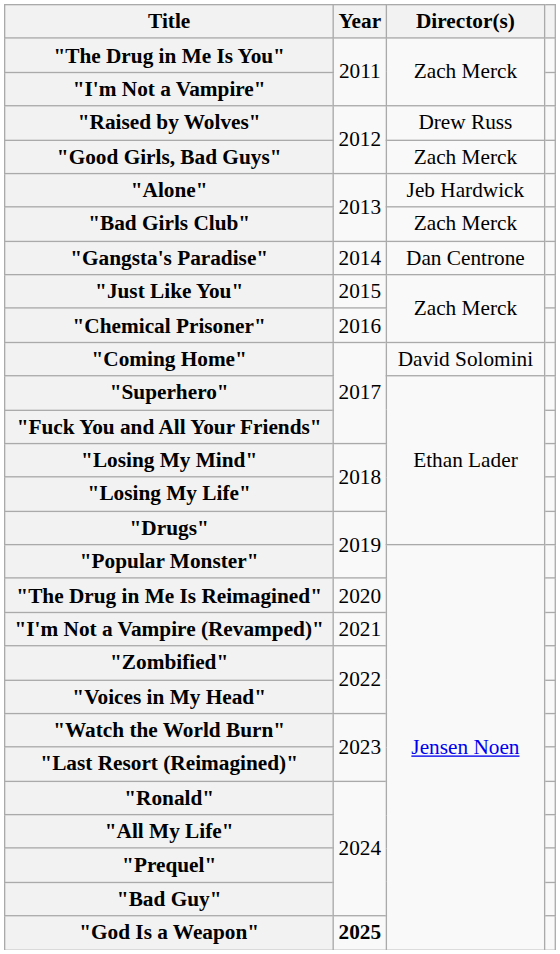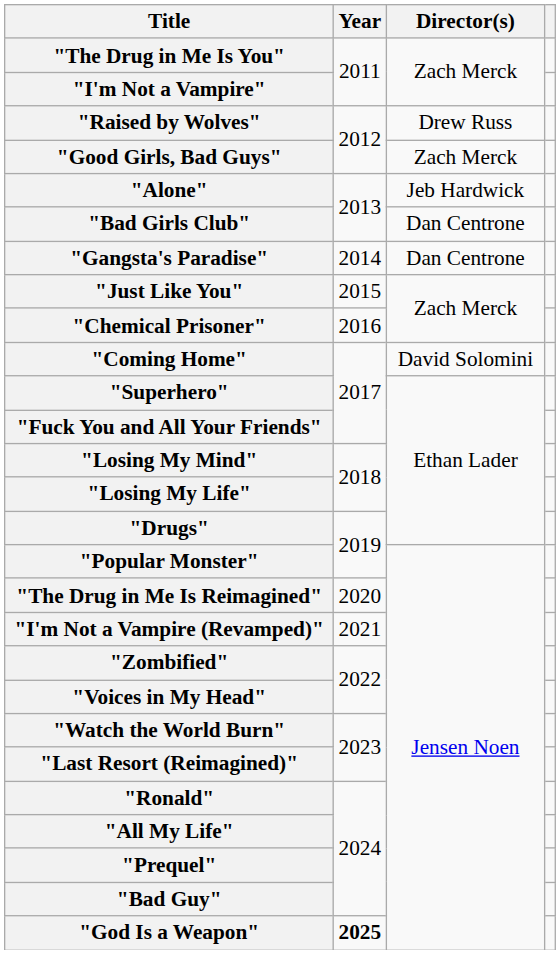(465, 223) Zach Merck -> (465, 223) Dan Centrone
